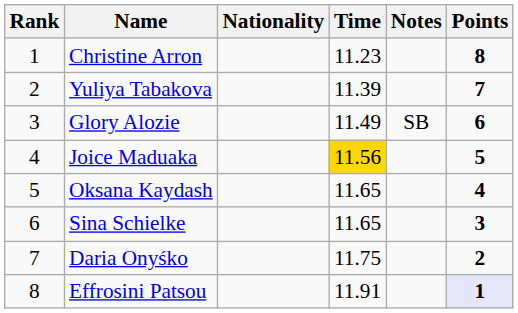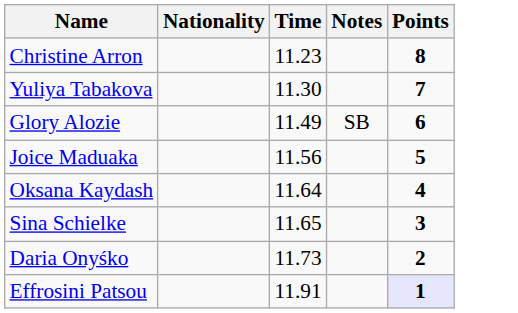- column: (34, 21)
(358, 88) 11.39 -> (298, 88) 11.30
(358, 156) gold background -> (298, 156) no background
(358, 190) 11.65 -> (298, 190) 11.64
(358, 257) 11.75 -> (298, 257) 11.73
